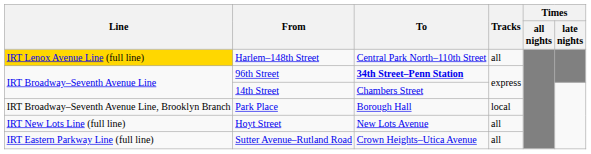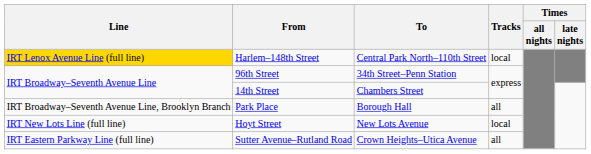(496, 57) all -> (501, 57) local
(410, 74) bold -> (407, 74) normal
(501, 107) local -> (496, 107) all
(496, 124) all -> (501, 124) local
